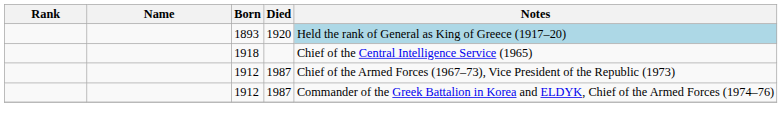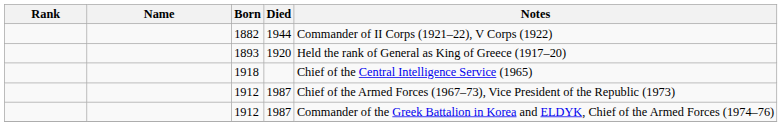+ row: (247, 33)
(431, 33) lightblue background -> (431, 53) no background
